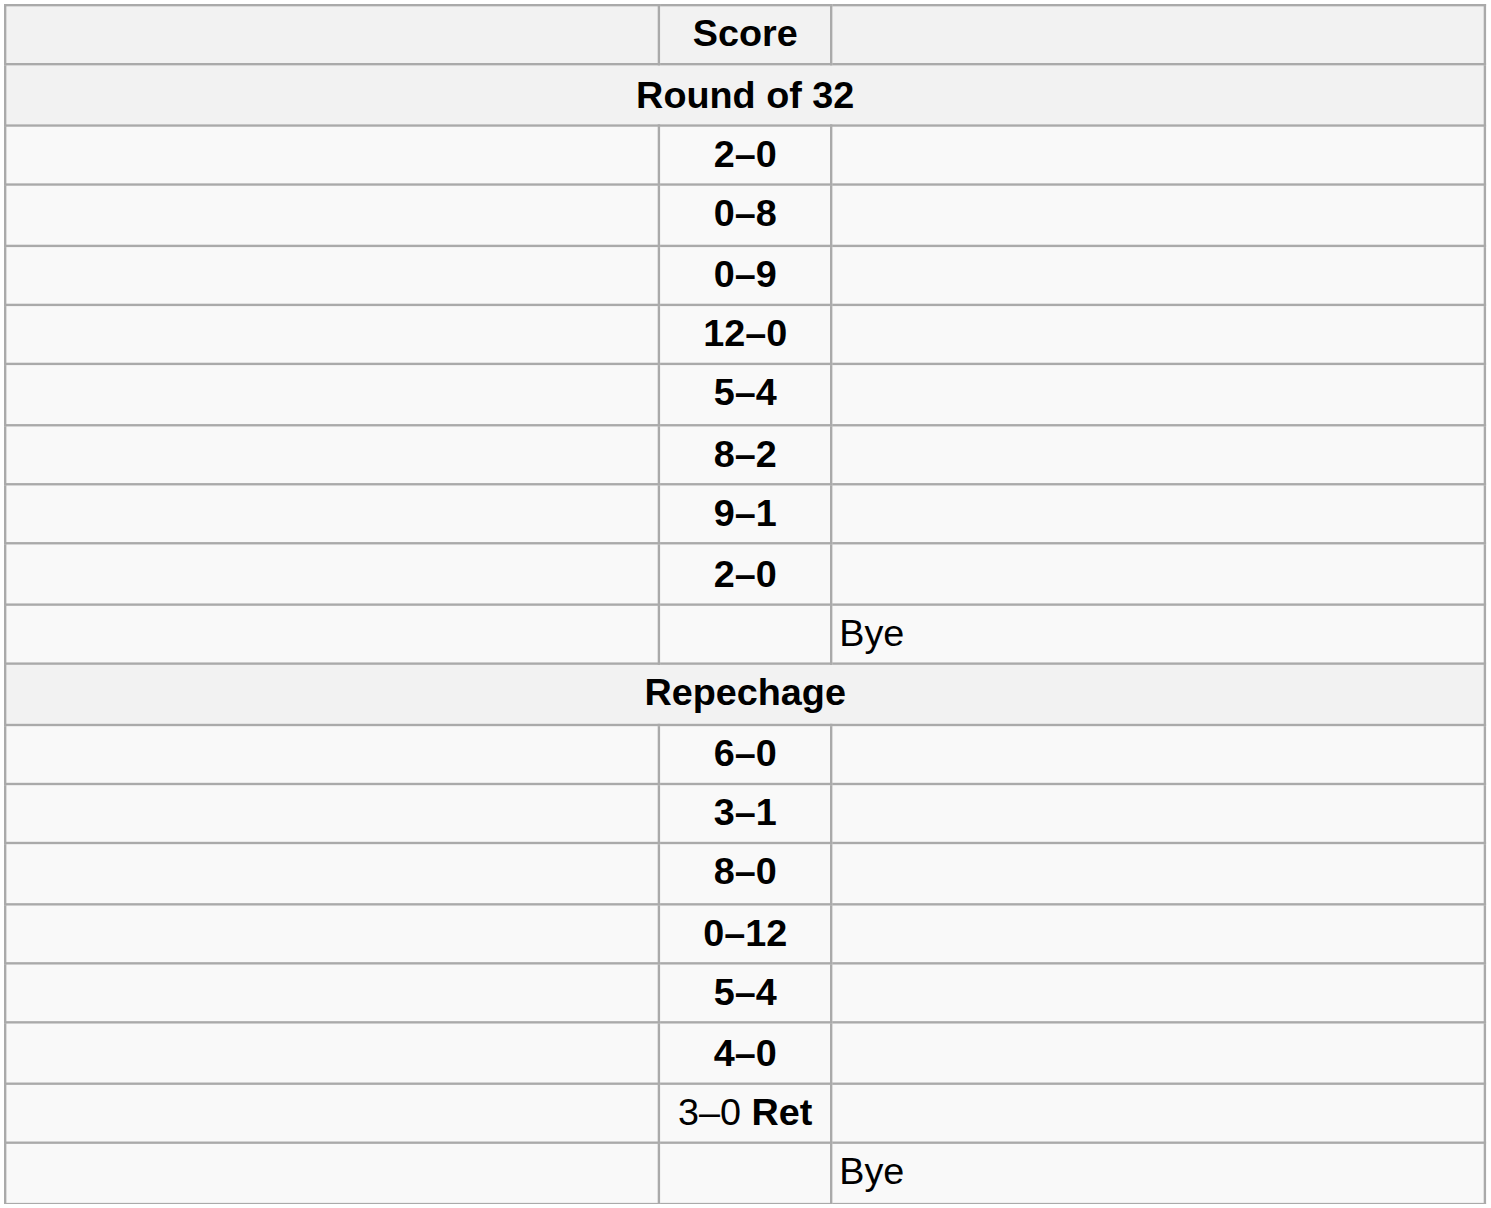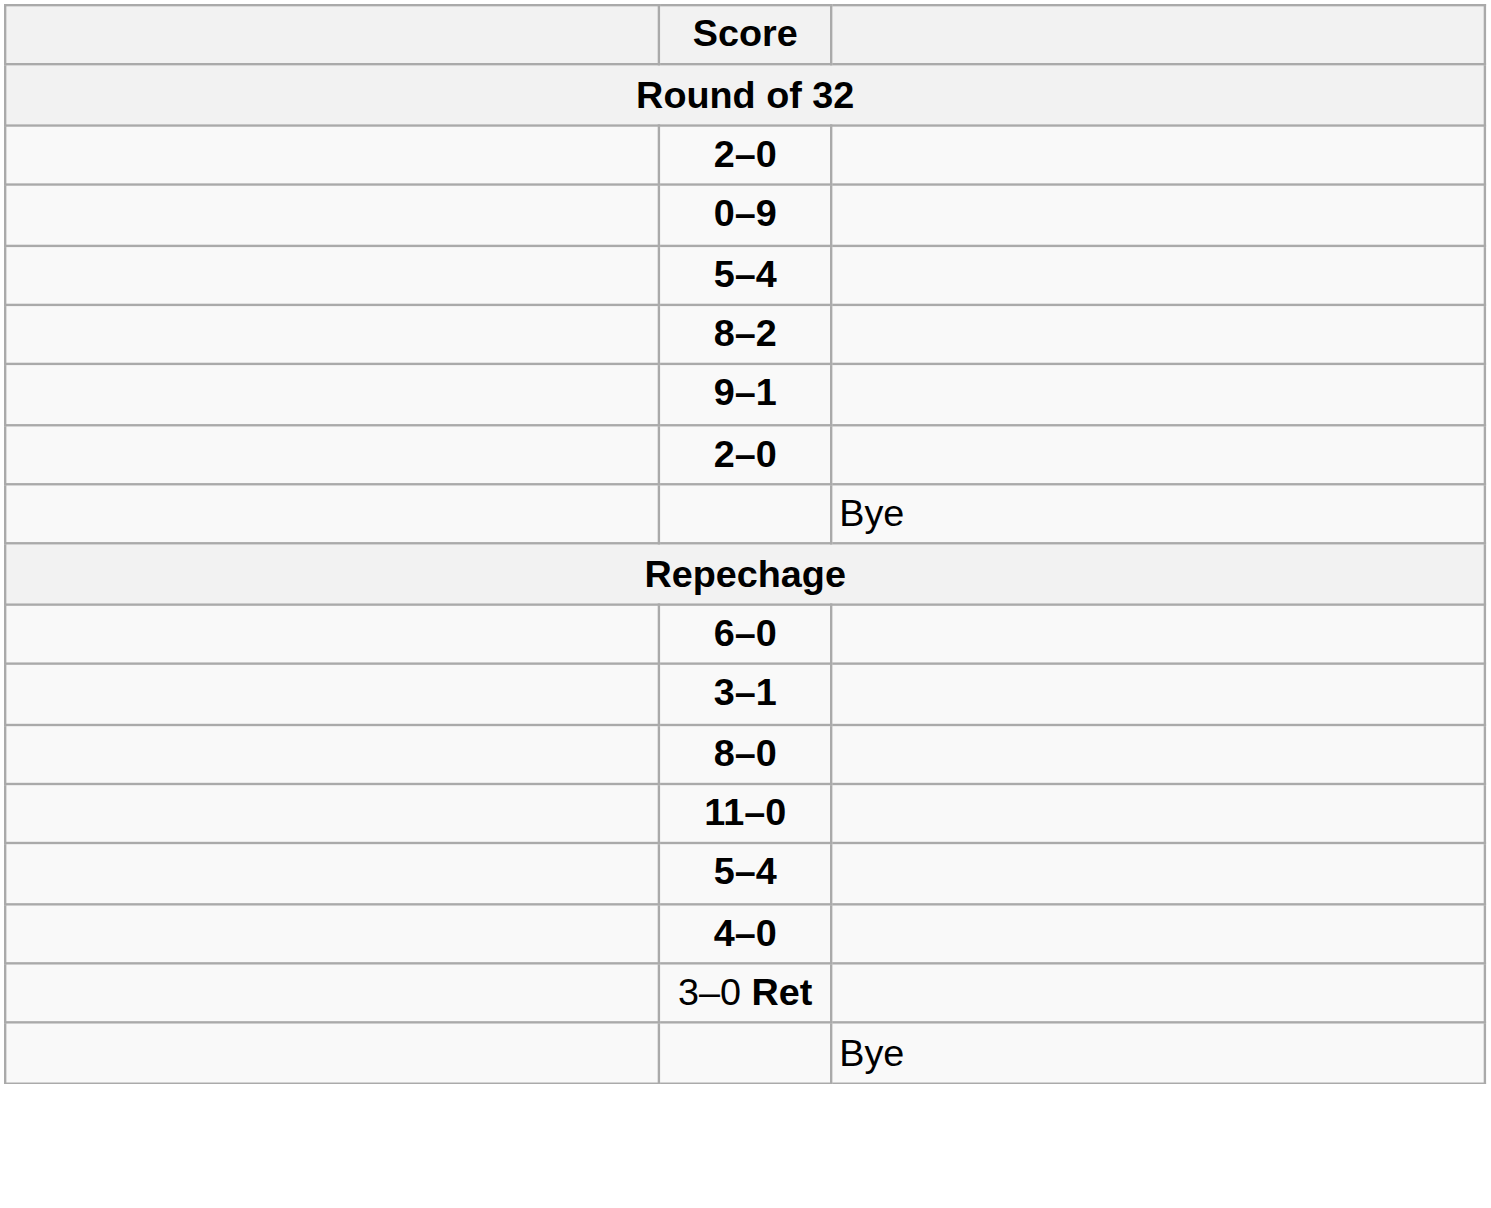- row: (745, 214)
- row: (745, 333)
- row: (745, 932)
+ row: (745, 812)
